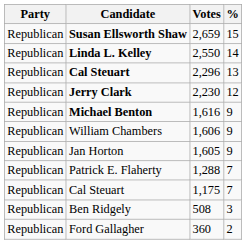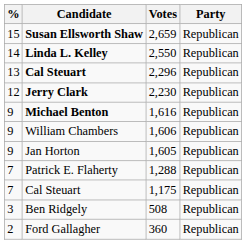columns swapped: (35, 14) <-> (233, 14)
